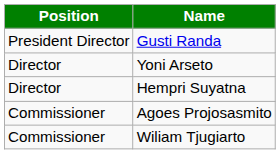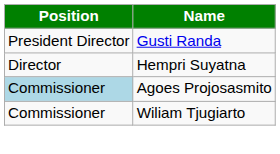- row: (175, 64)
(57, 112) no background -> (57, 88) lightblue background
